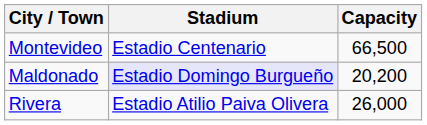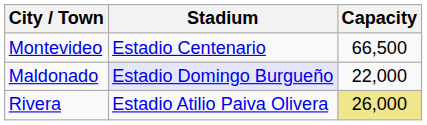(379, 76) 20,200 -> (379, 76) 22,000
(379, 104) no background -> (379, 104) khaki background
